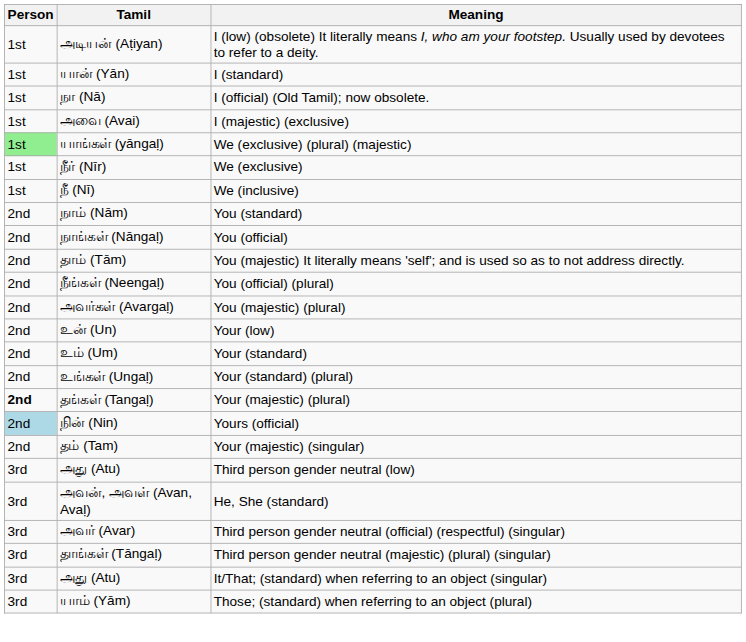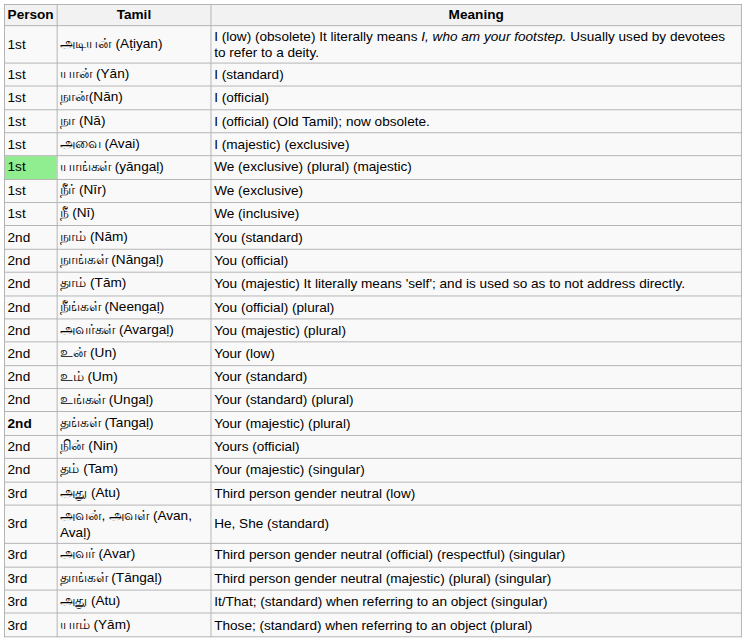+ row: (242, 97)
(19, 423) lightblue background -> (19, 446) no background
